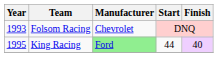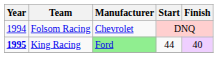(16, 29) 1993 -> (16, 29) 1994
(16, 45) normal -> (16, 45) bold
